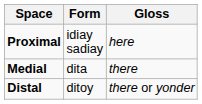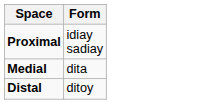- column: (152, 14)
